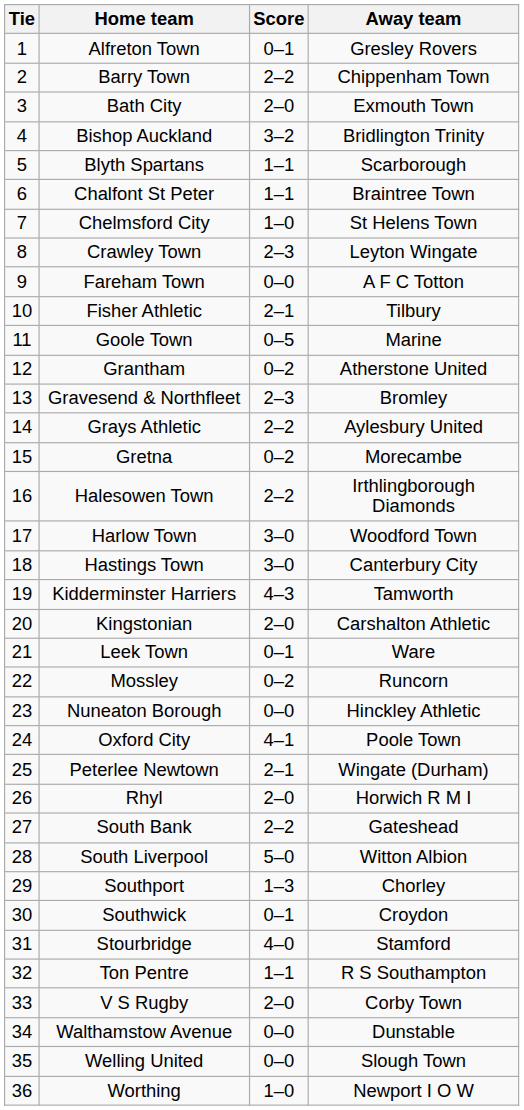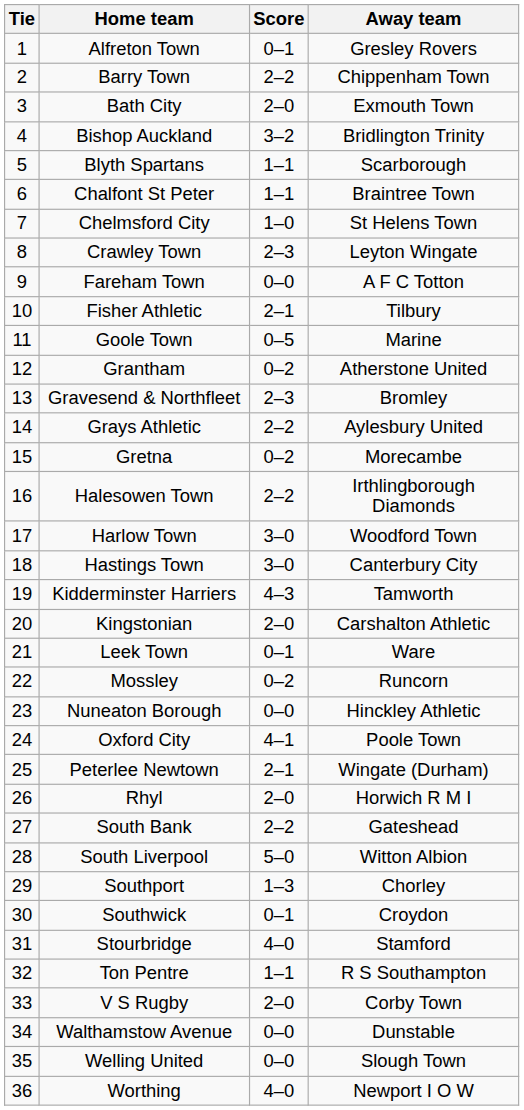(279, 1090) 1–0 -> (279, 1090) 4–0
